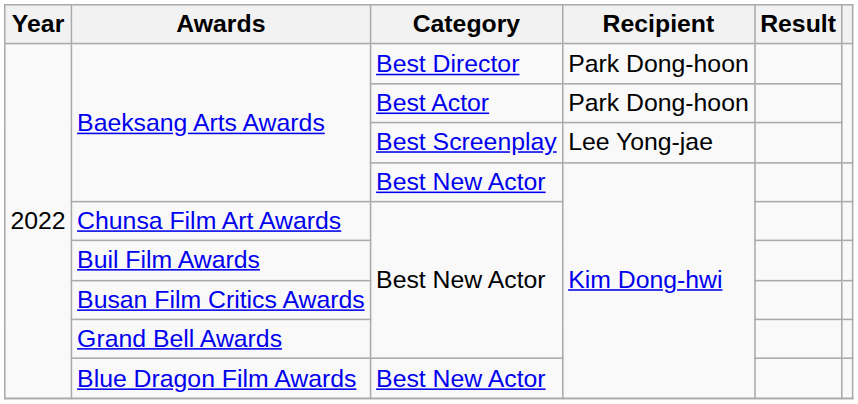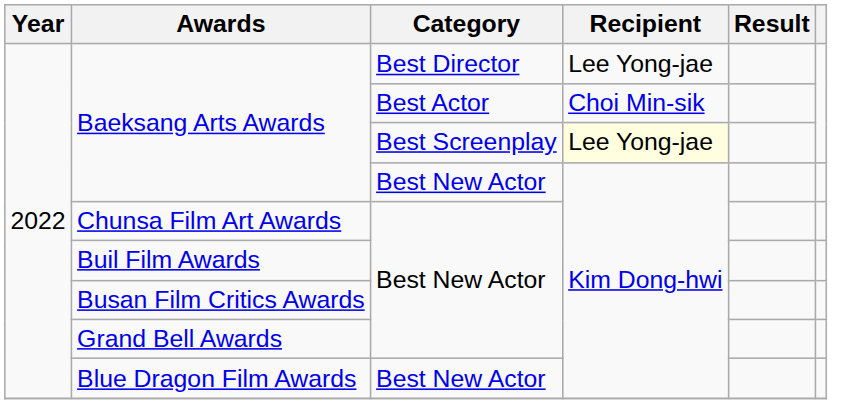(658, 63) Park Dong-hoon -> (641, 63) Lee Yong-jae
(658, 102) Park Dong-hoon -> (636, 102) Choi Min-sik
(641, 142) no background -> (641, 142) lightyellow background
